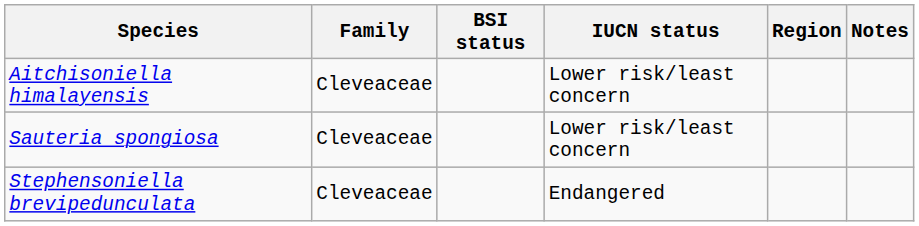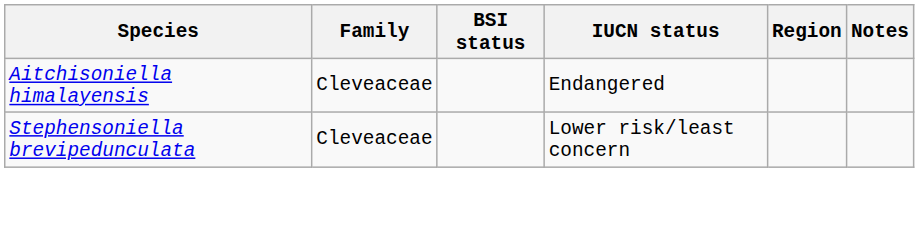(642, 86) Lower risk/least concern -> (607, 86) Endangered
- row: (114, 140)
(607, 193) Endangered -> (642, 140) Lower risk/least concern
